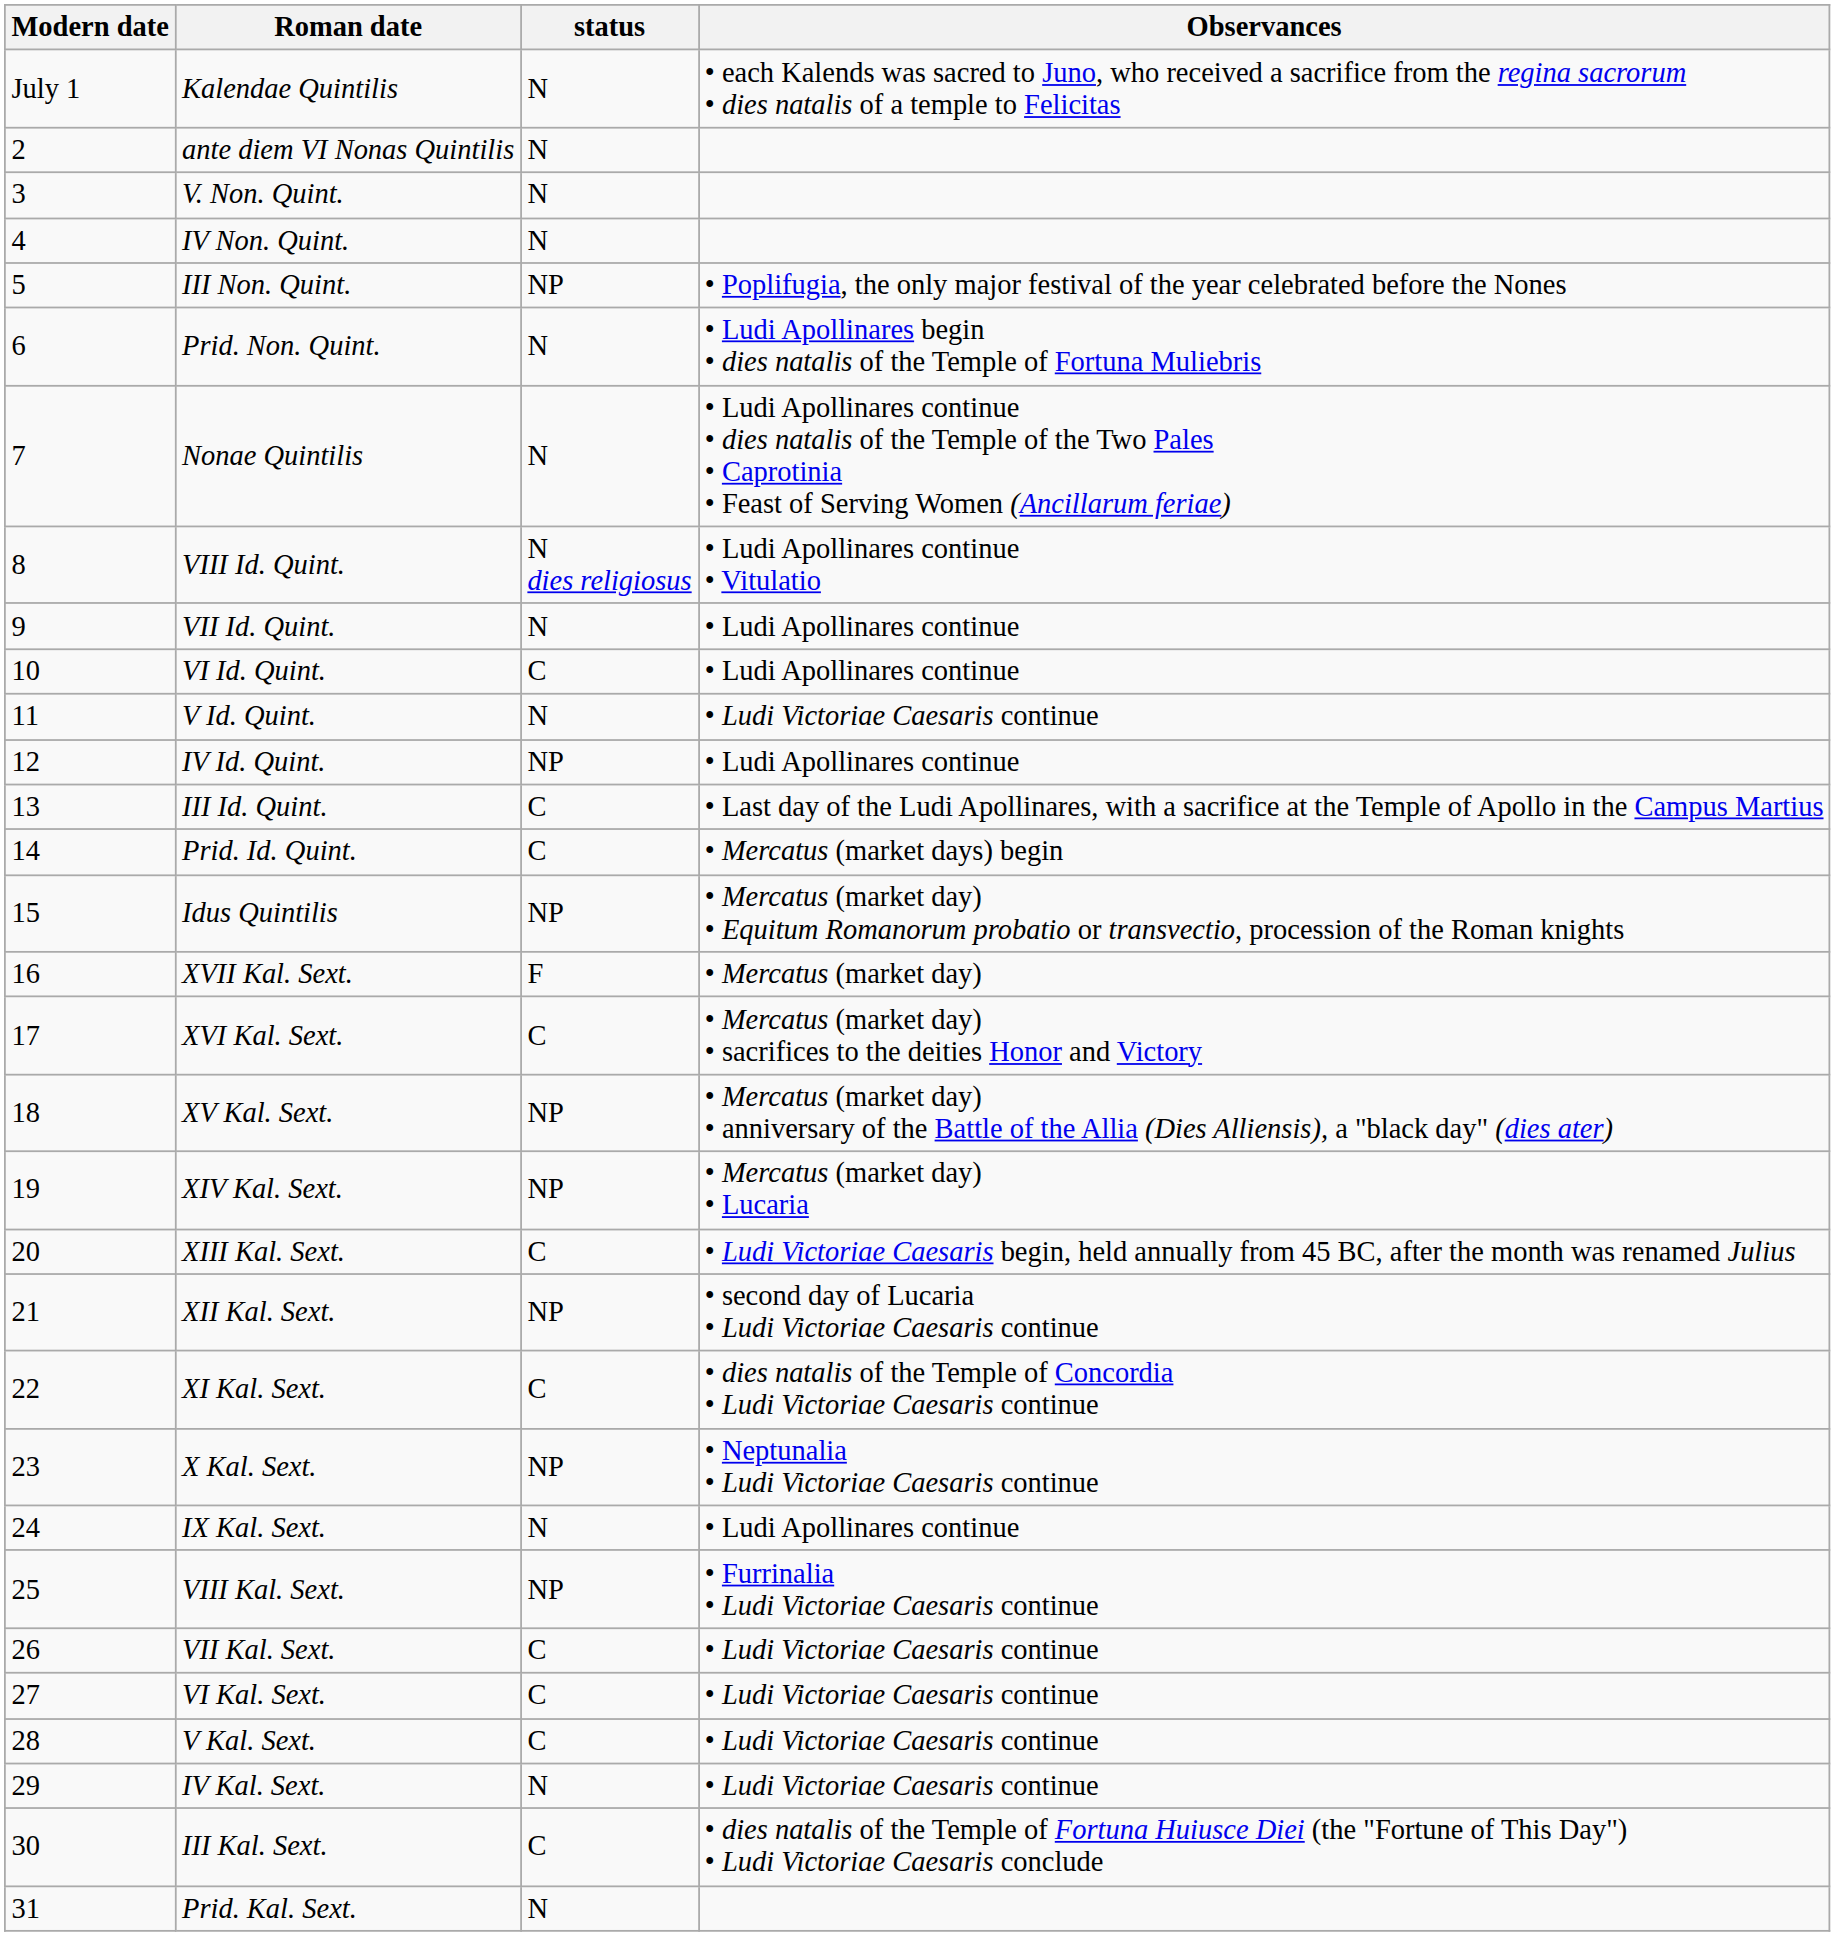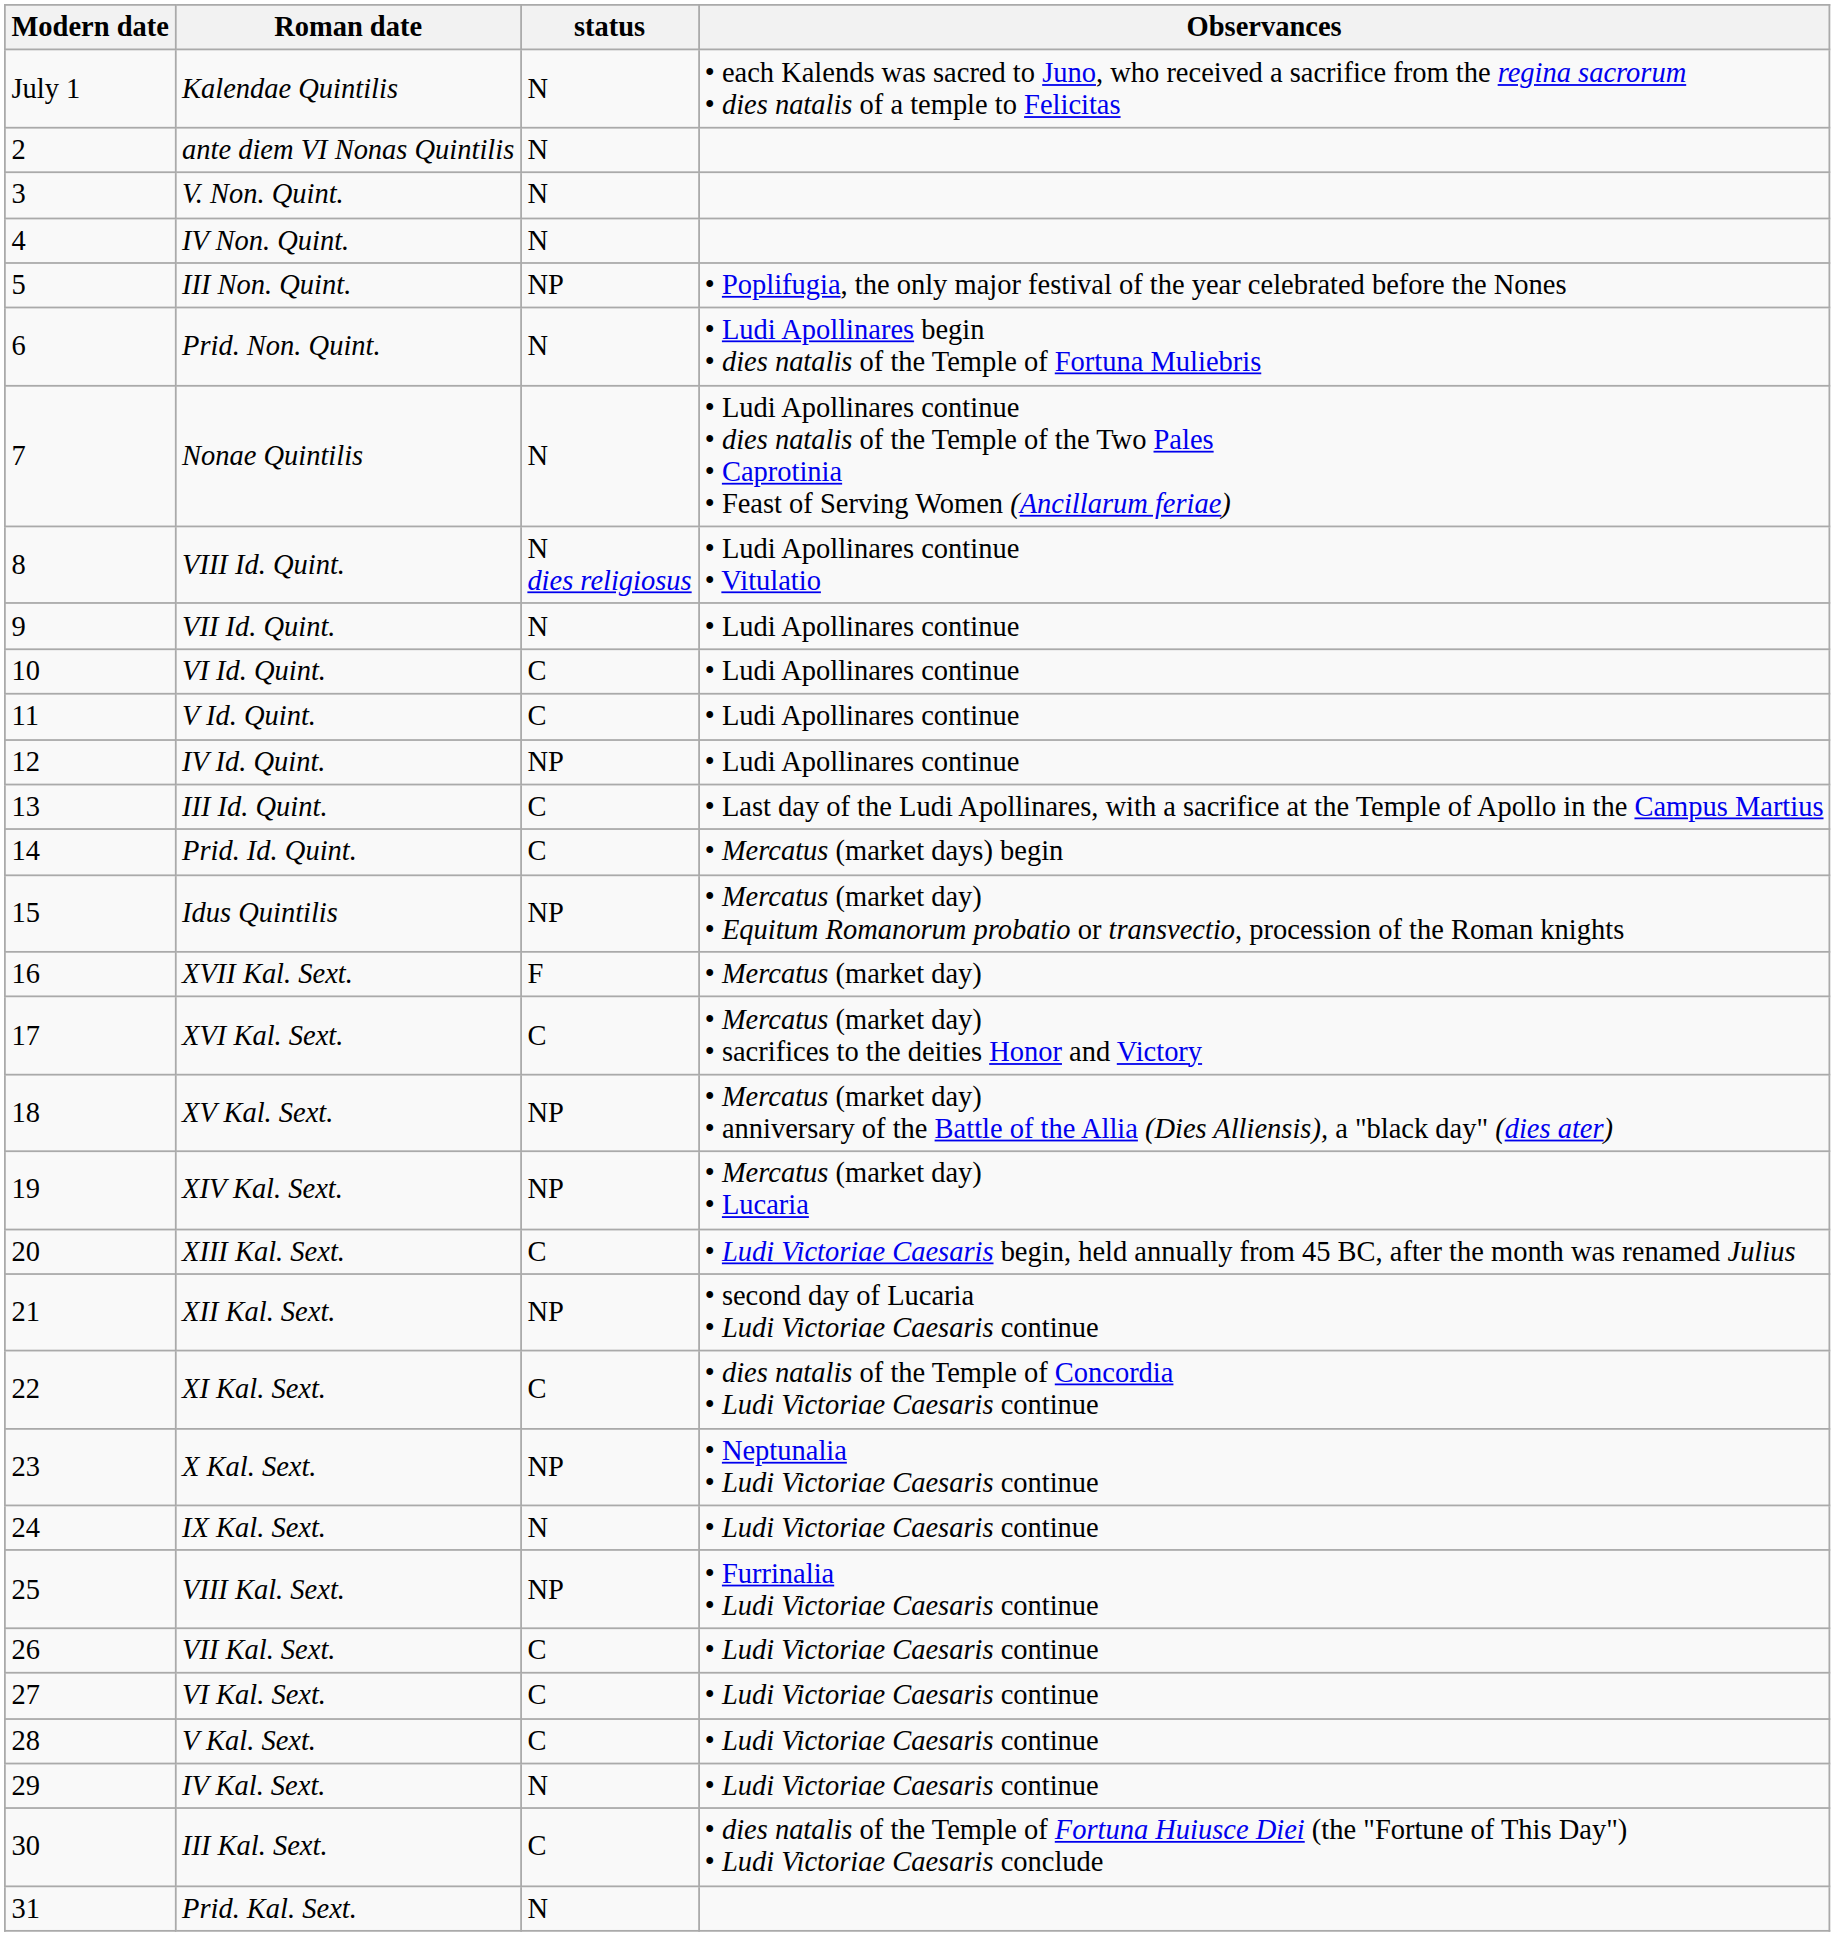(538, 716) N -> (537, 716) C
(902, 716) • Ludi Victoriae Caesaris continue -> (862, 716) • Ludi Apollinares continue
(862, 1527) • Ludi Apollinares continue -> (902, 1527) • Ludi Victoriae Caesaris continue
